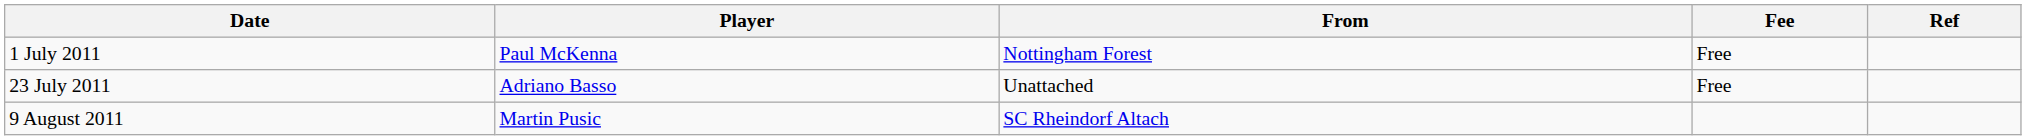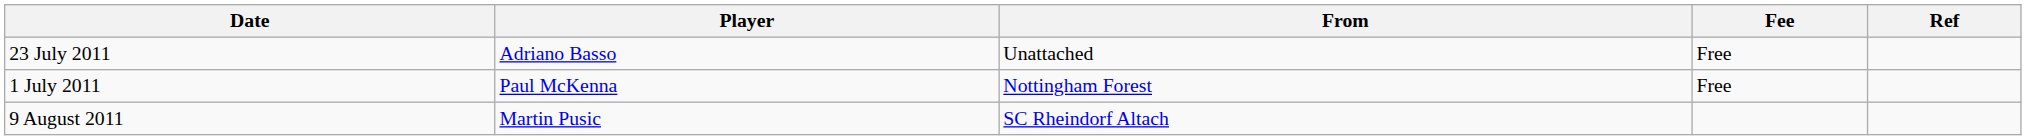rows swapped: (55, 53) <-> (60, 86)
